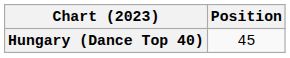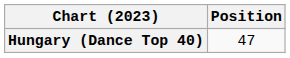(246, 41) 45 -> (246, 41) 47
